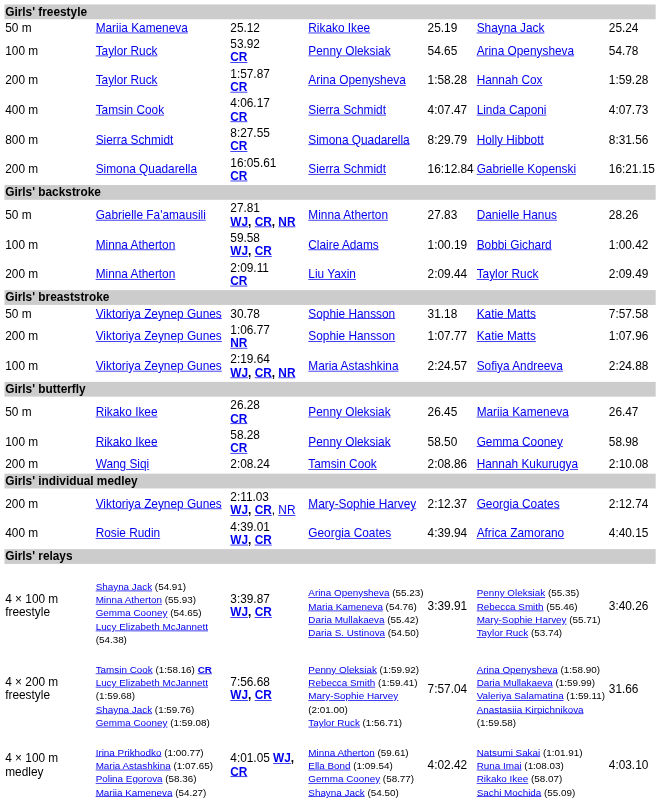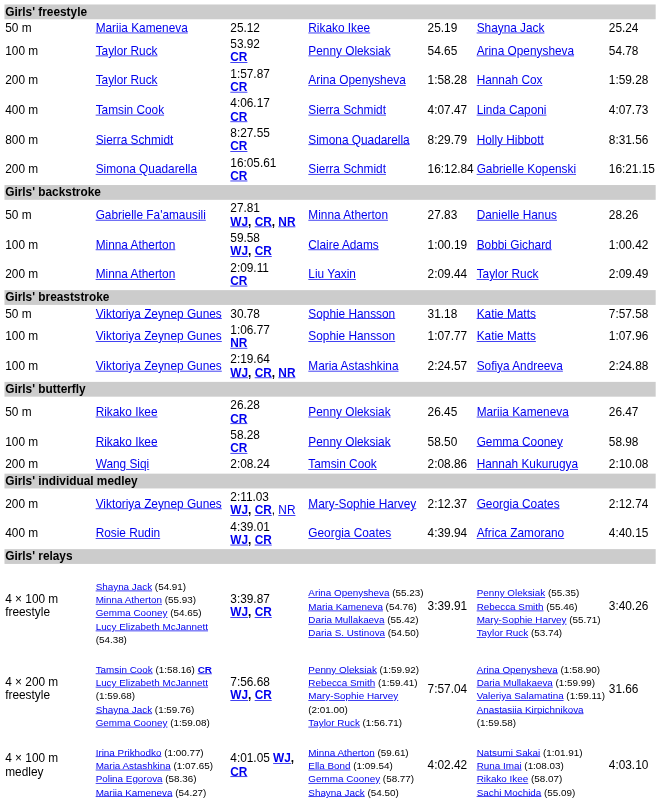(22, 336) 200 m -> (22, 336) 100 m
